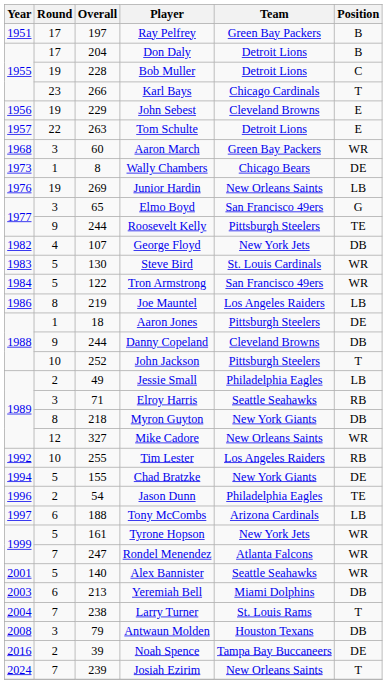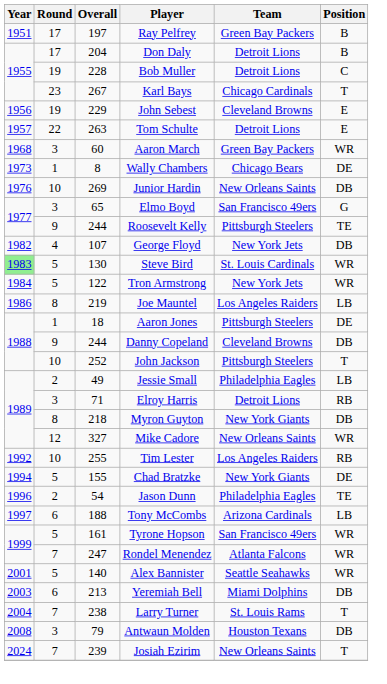(97, 91) 266 -> (97, 91) 267
(55, 187) 19 -> (55, 187) 10
(358, 187) LB -> (344, 187) DB
(19, 264) no background -> (19, 264) lightgreen background
(274, 284) San Francisco 49ers -> (267, 284) New York Jets
(274, 399) Seattle Seahawks -> (267, 399) Detroit Lions
(274, 534) New York Jets -> (267, 534) San Francisco 49ers
- row: (167, 650)
